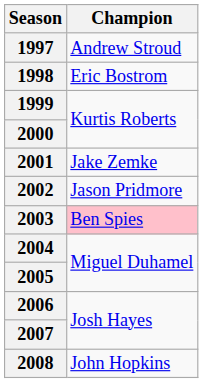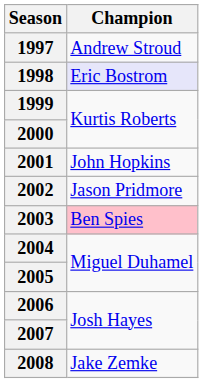(119, 76) no background -> (119, 76) lavender background
(114, 162) Jake Zemke -> (120, 162) John Hopkins
(120, 362) John Hopkins -> (114, 362) Jake Zemke
